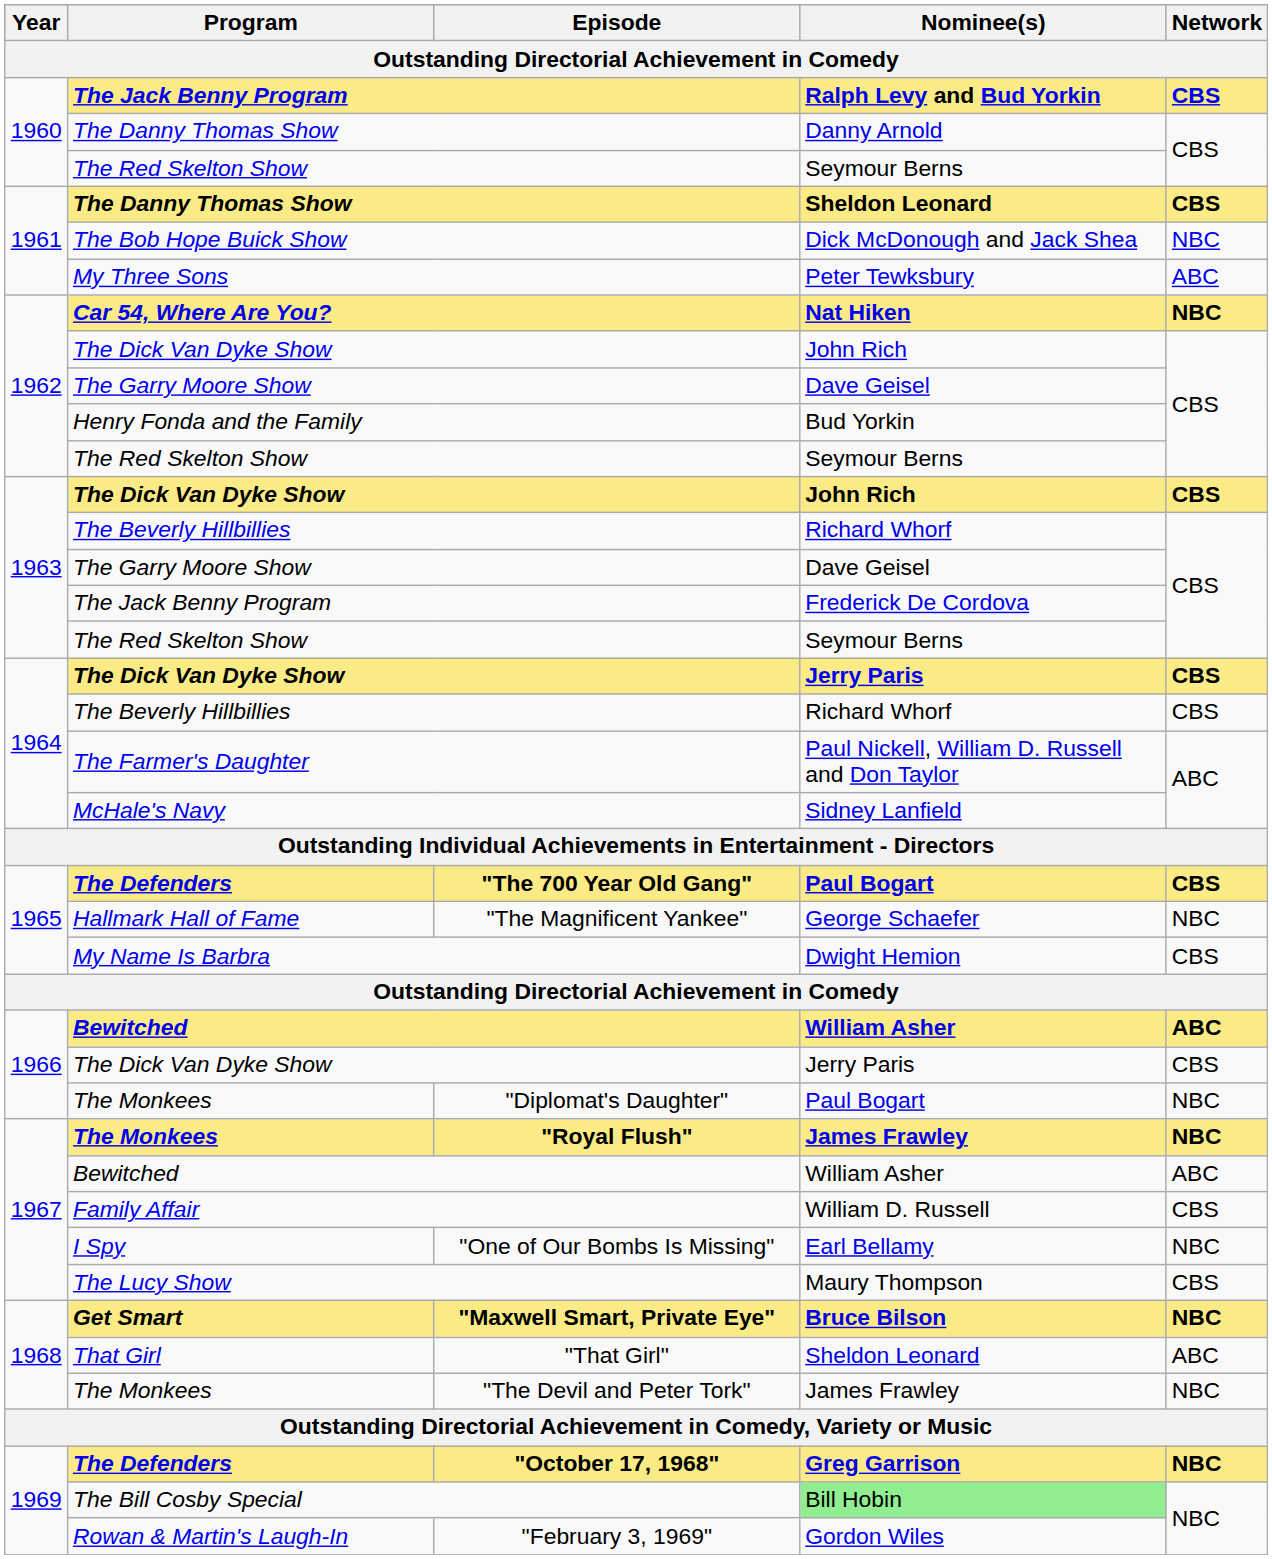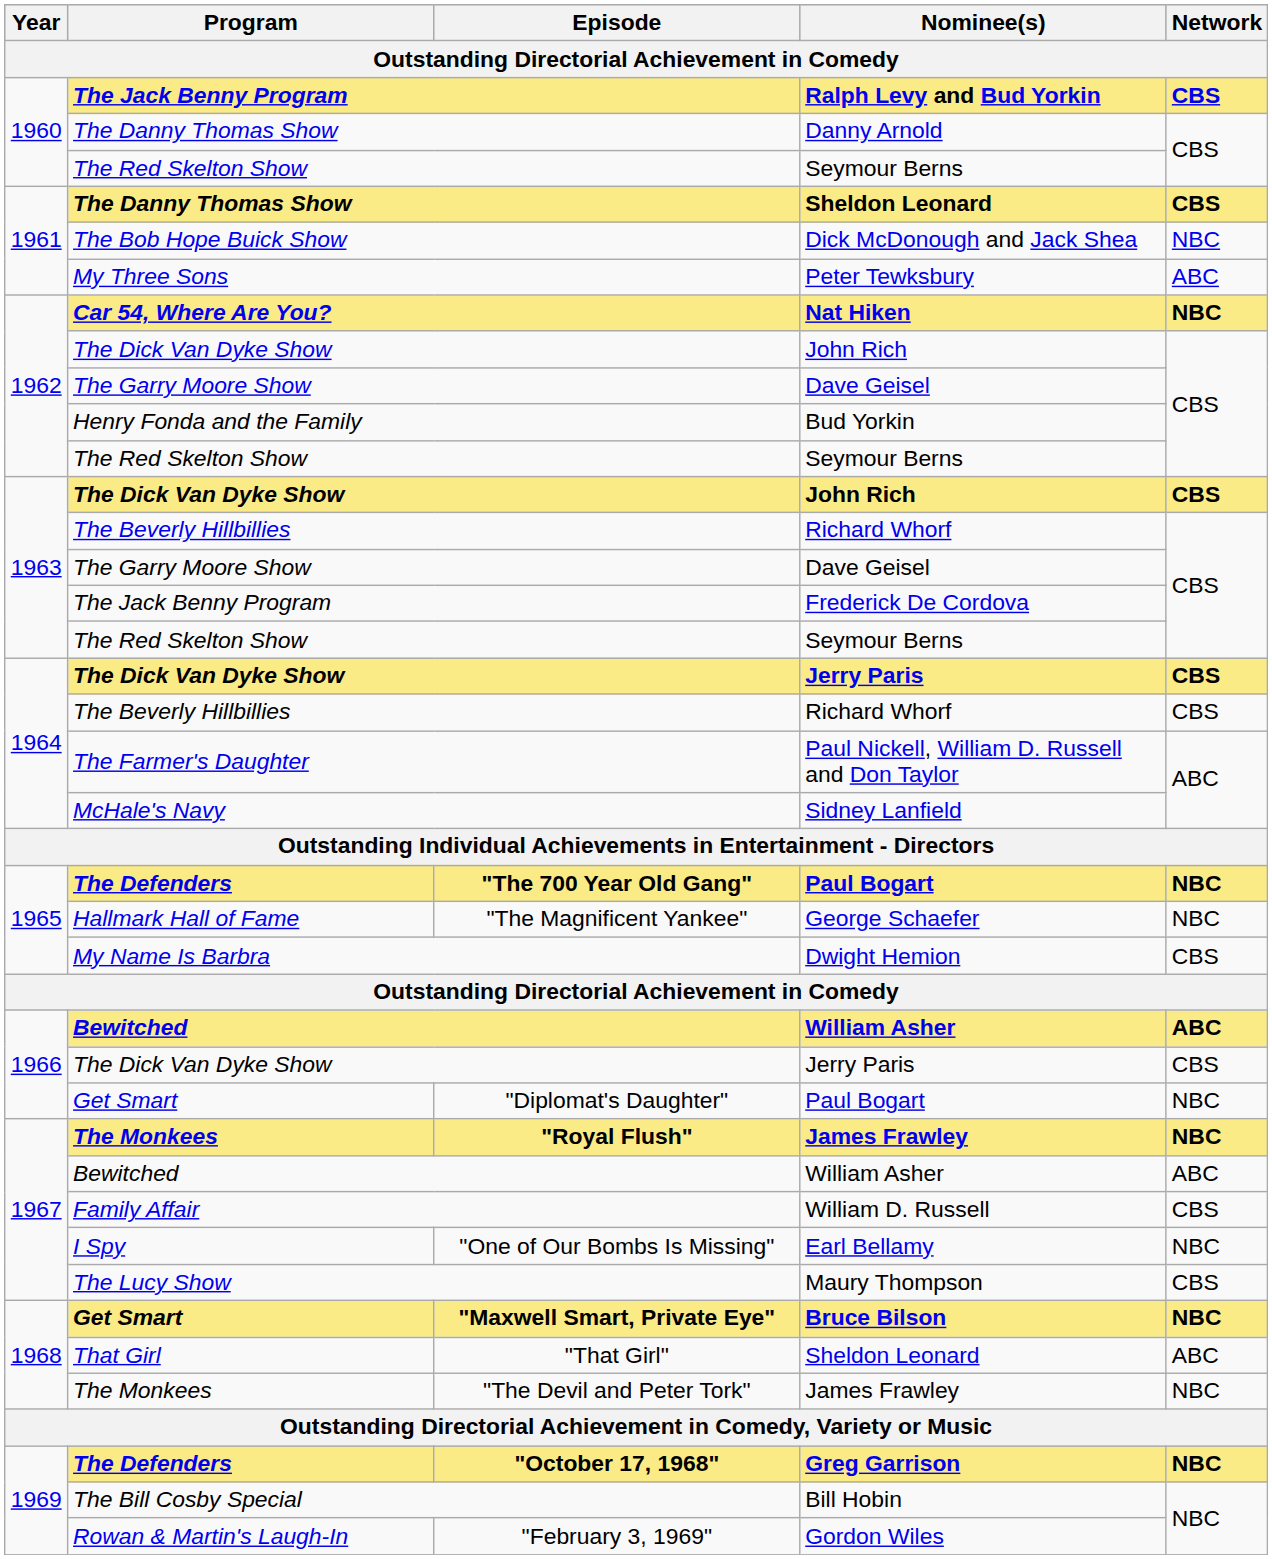(1196, 882) CBS -> (1197, 882) NBC
(142, 1100) The Monkees -> (125, 1100) Get Smart
(854, 1499) lightgreen background -> (854, 1499) no background
